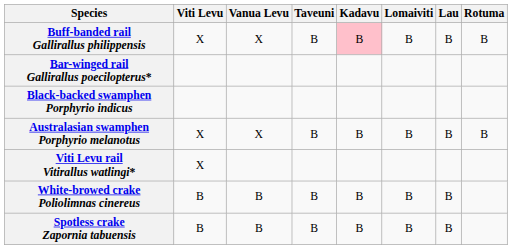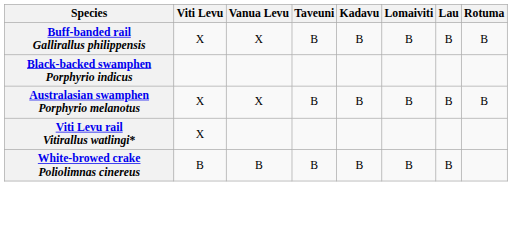(359, 38) pink background -> (359, 38) no background
- row: (89, 70)
- row: (89, 228)
